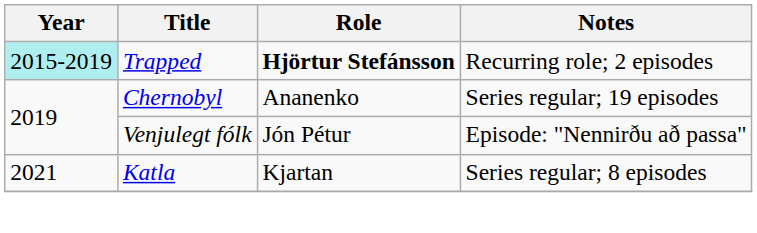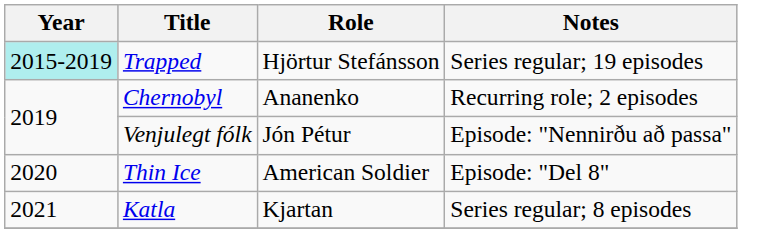(359, 60) bold -> (351, 60) normal
(589, 60) Recurring role; 2 episodes -> (577, 60) Series regular; 19 episodes
(592, 97) Series regular; 19 episodes -> (574, 97) Recurring role; 2 episodes
+ row: (162, 172)
